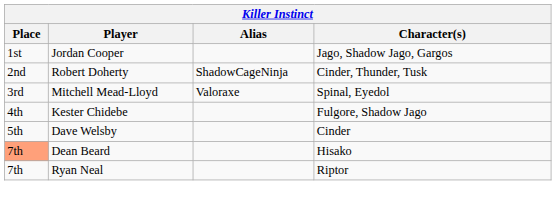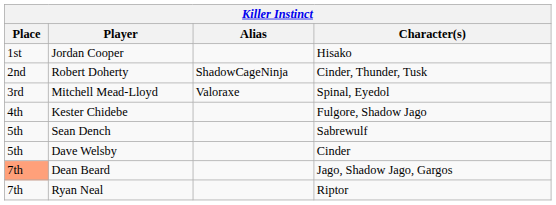(385, 53) Jago, Shadow Jago, Gargos -> (334, 53) Hisako
+ row: (81, 131)
(334, 151) Hisako -> (385, 170) Jago, Shadow Jago, Gargos
